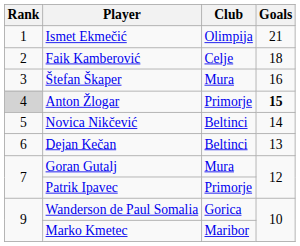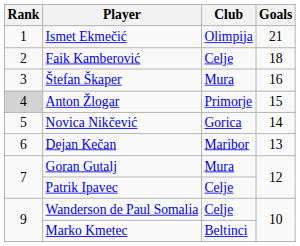(276, 101) bold -> (276, 101) normal
(226, 123) Beltinci -> (223, 123) Gorica
(226, 144) Beltinci -> (227, 144) Maribor
(228, 187) Primorje -> (219, 187) Celje
(223, 209) Gorica -> (219, 209) Celje
(227, 230) Maribor -> (226, 230) Beltinci
